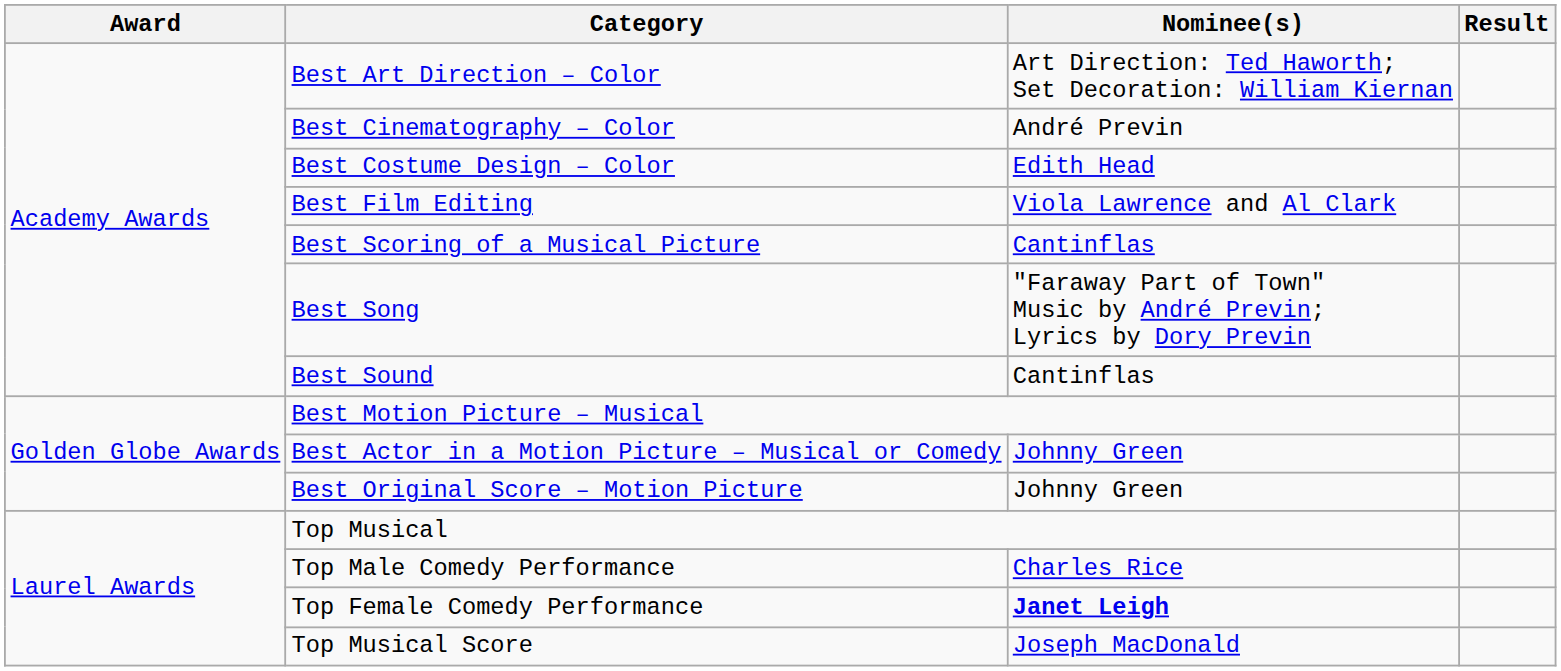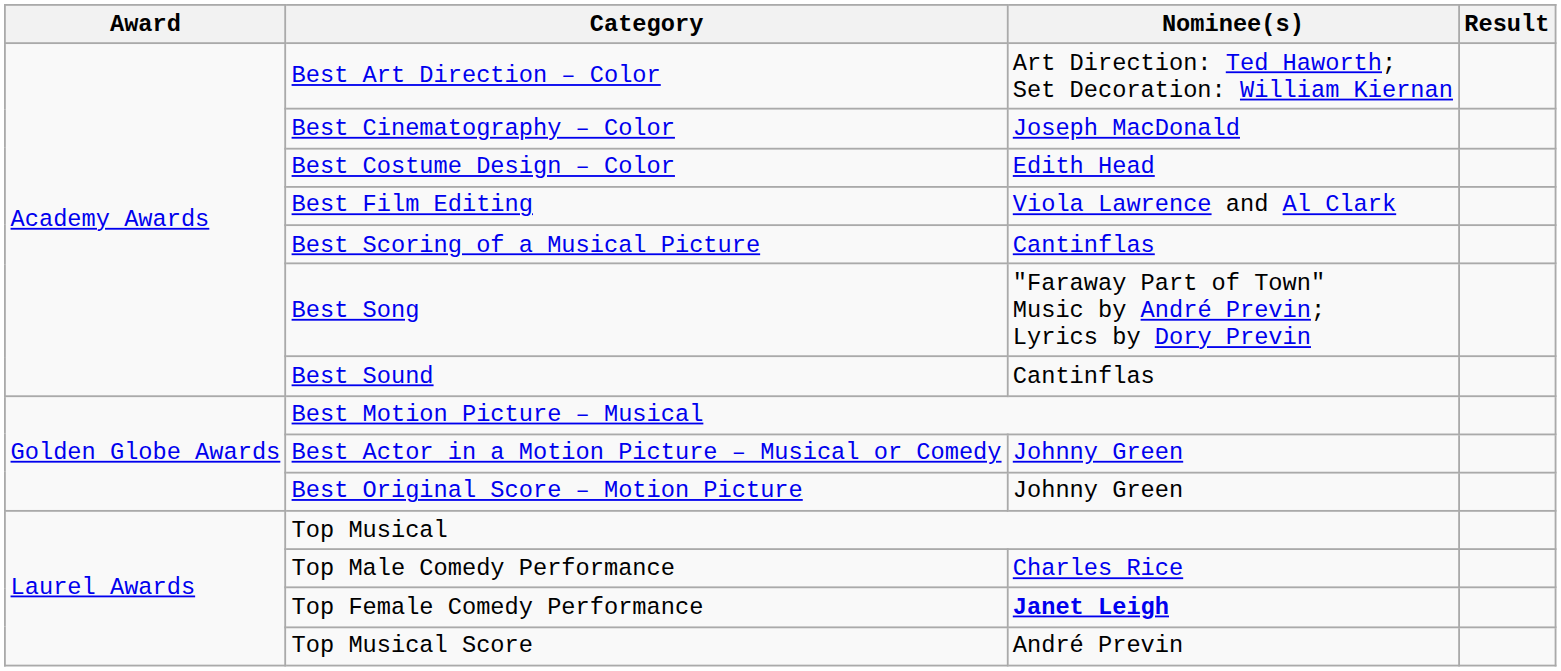(1098, 129) André Previn -> (1126, 129) Joseph MacDonald
(1126, 646) Joseph MacDonald -> (1098, 646) André Previn
